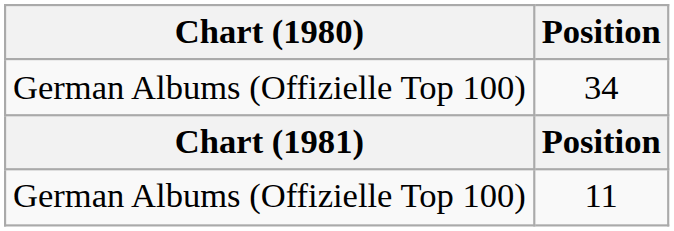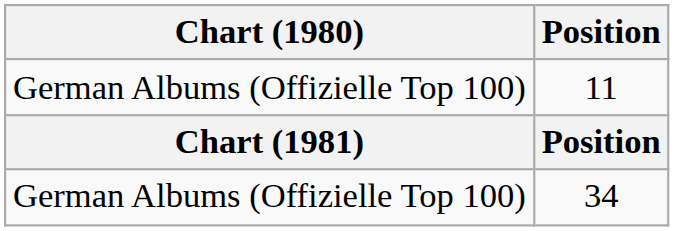rows swapped: (601, 196) <-> (601, 86)
